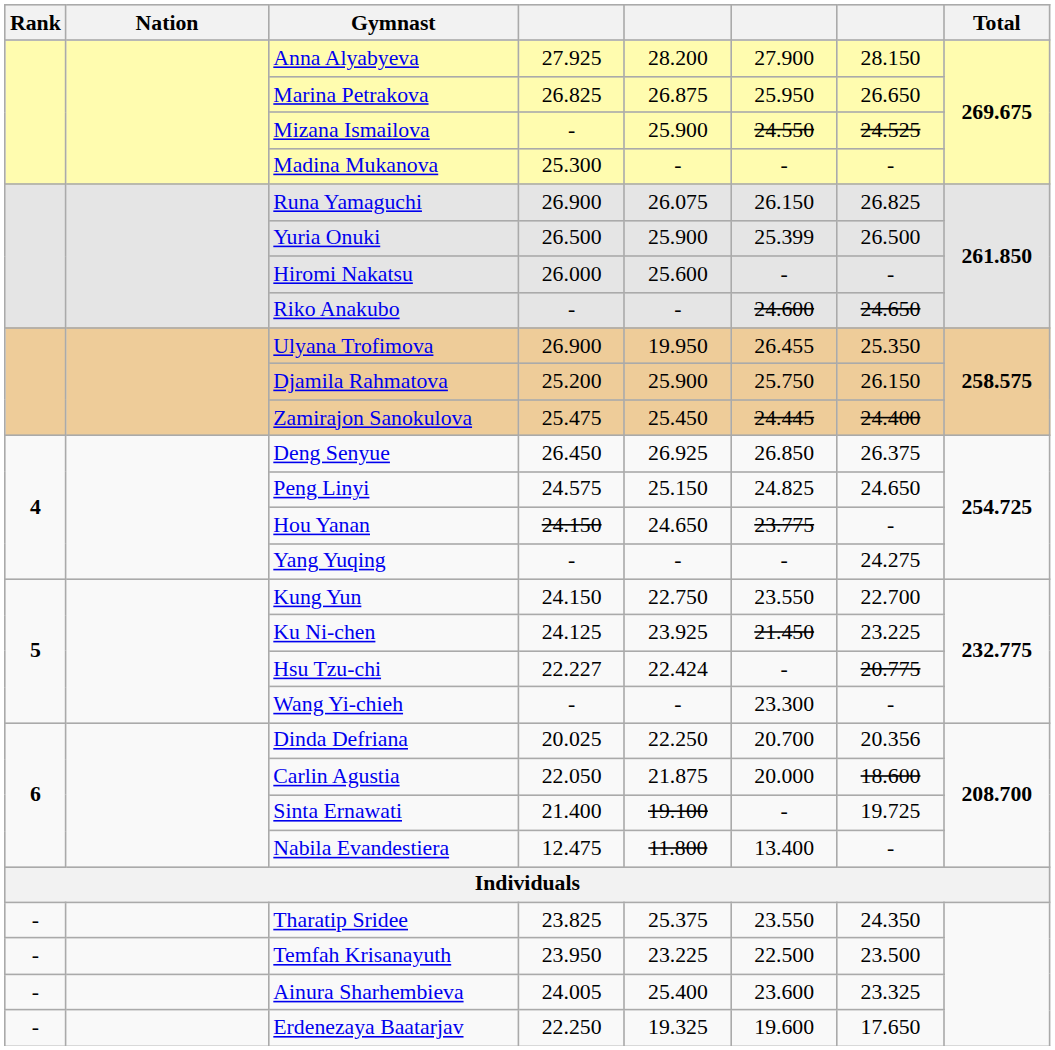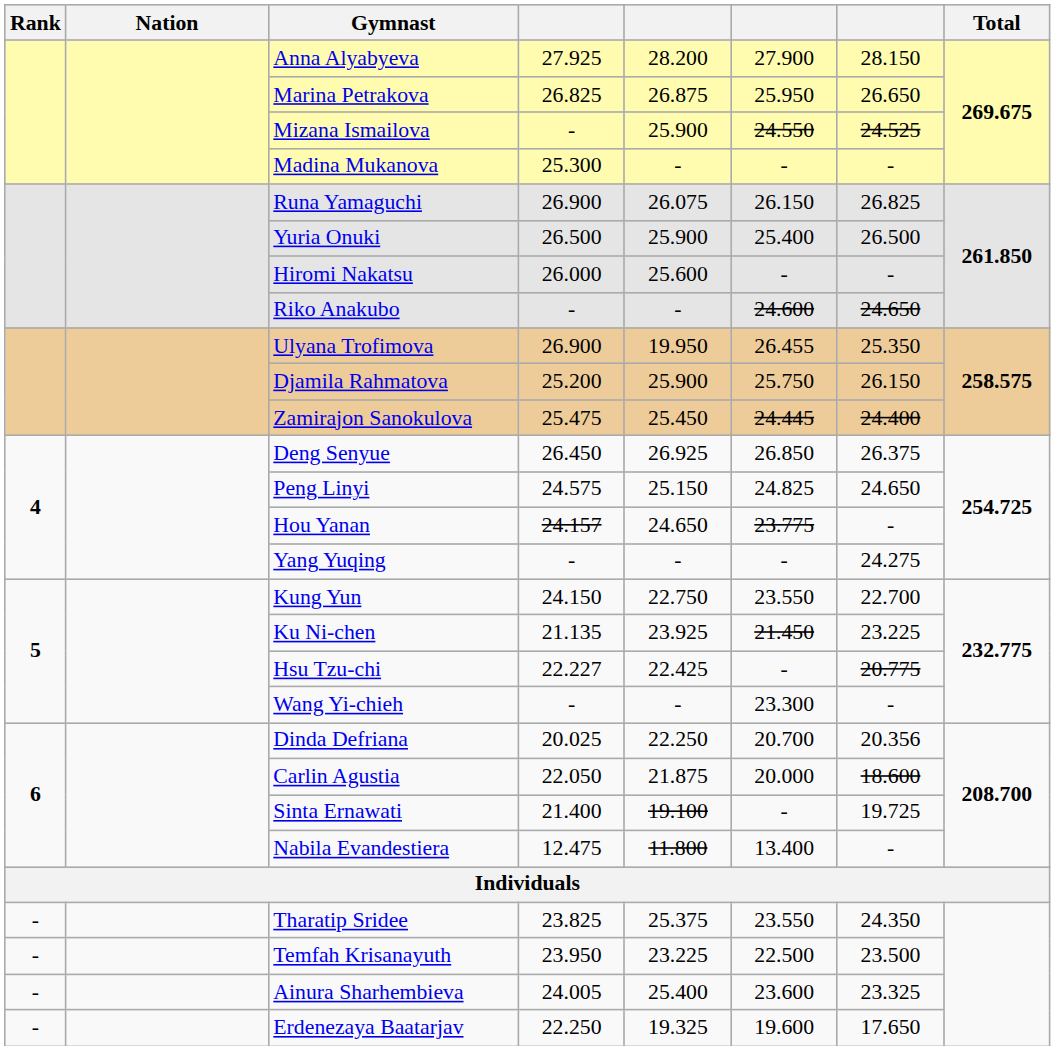(784, 237) 25.399 -> (784, 237) 25.400
(572, 524) 24.150 -> (572, 524) 24.157
(572, 632) 24.125 -> (572, 632) 21.135
(678, 668) 22.424 -> (678, 668) 22.425
